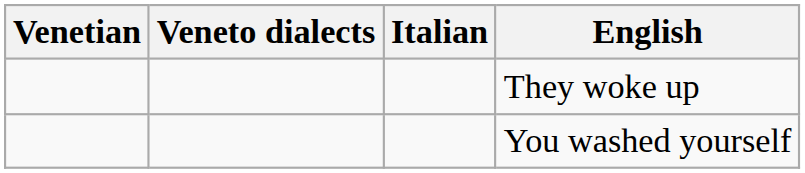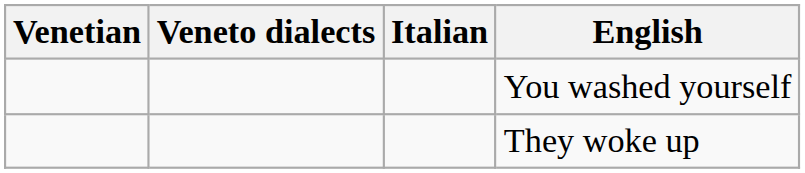rows swapped: (648, 140) <-> (602, 85)
